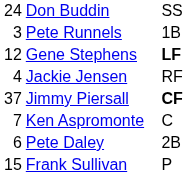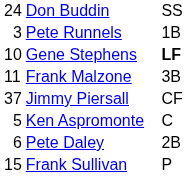(13, 54) 12 -> (13, 54) 10
- row: (76, 76)
+ row: (79, 76)
(172, 98) bold -> (172, 98) normal
(13, 120) 7 -> (13, 120) 5
